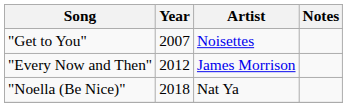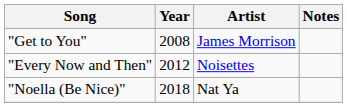(175, 41) 2007 -> (175, 41) 2008
(226, 41) Noisettes -> (246, 41) James Morrison
(246, 65) James Morrison -> (226, 65) Noisettes
